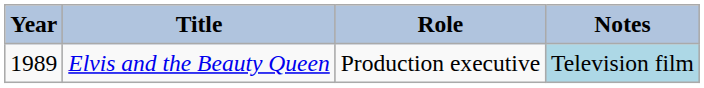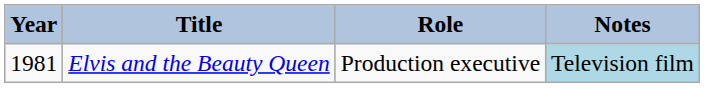(34, 62) 1989 -> (34, 62) 1981
